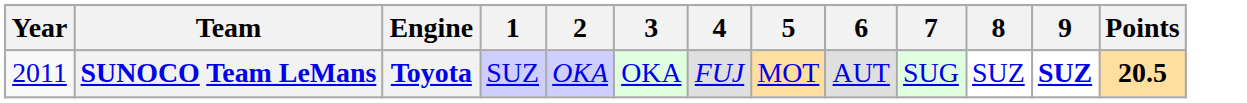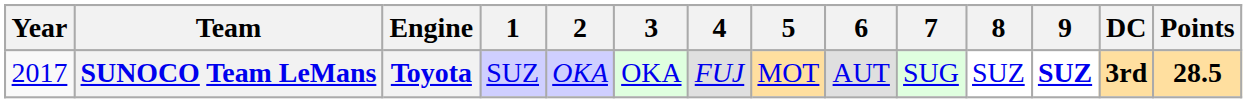+ column: (1126, 27)
(39, 73) 2011 -> (39, 73) 2017
(1143, 73) 20.5 -> (1198, 73) 28.5
